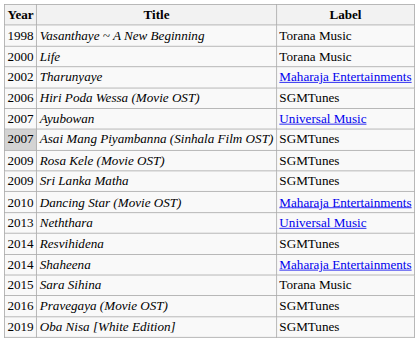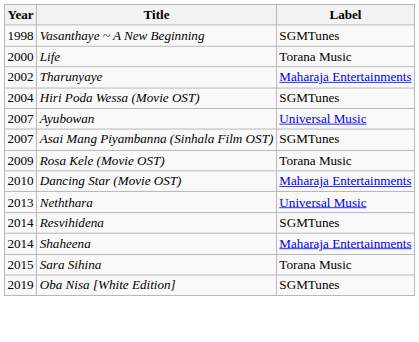(316, 35) Torana Music -> (309, 35) SGMTunes
(21, 98) 2006 -> (21, 98) 2004
(21, 139) lightgrey background -> (21, 139) no background
(309, 160) SGMTunes -> (316, 160) Torana Music
- row: (84, 181)
- row: (104, 306)
